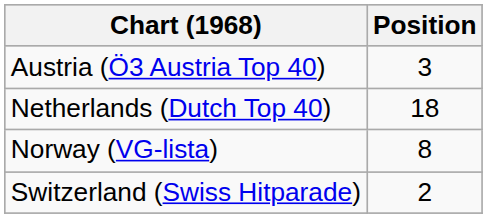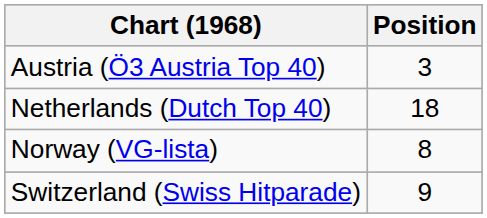(425, 191) 2 -> (425, 191) 9
